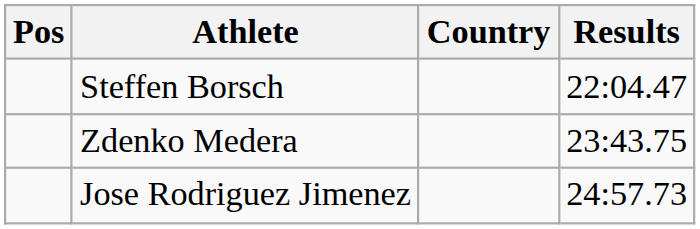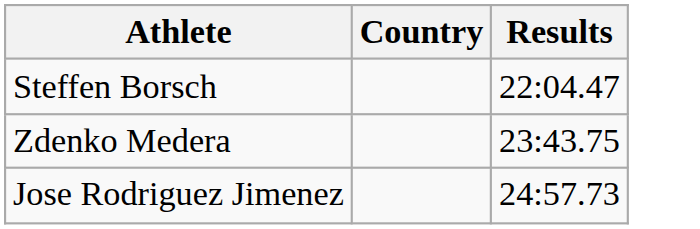- column: (39, 31)
